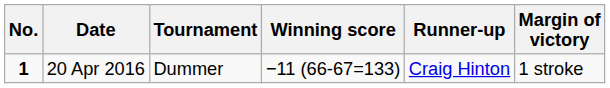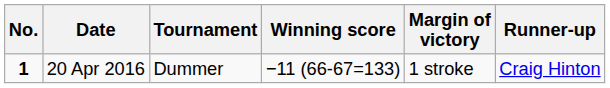columns swapped: (560, 29) <-> (459, 29)
